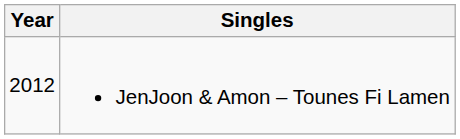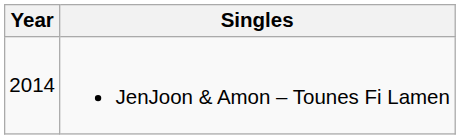(32, 85) 2012 -> (32, 85) 2014
